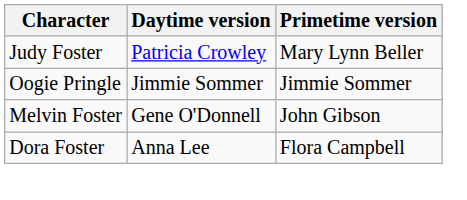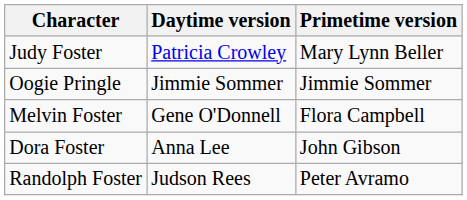(330, 115) John Gibson -> (362, 115) Flora Campbell
(342, 147) Flora Campbell -> (350, 147) John Gibson
+ row: (76, 178)
